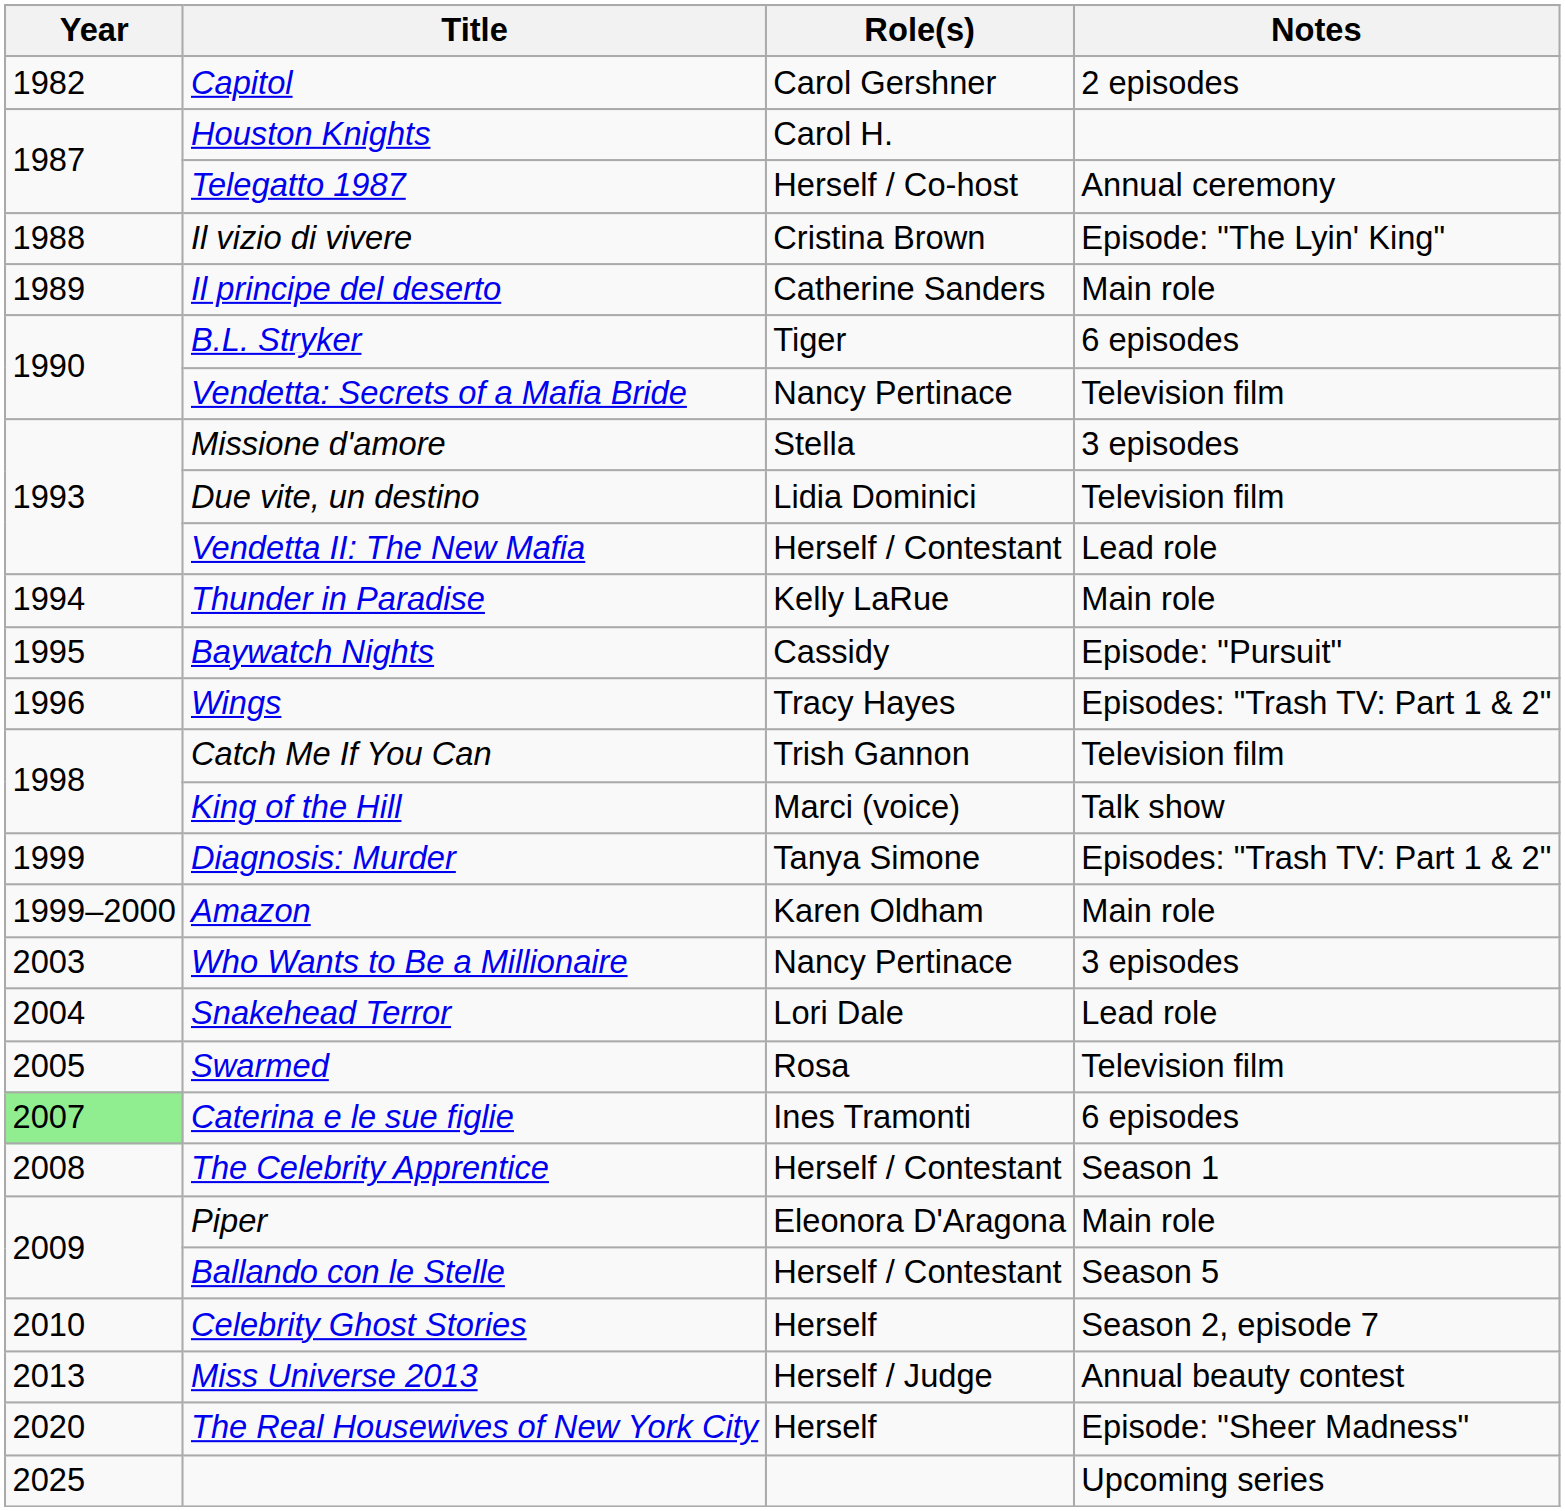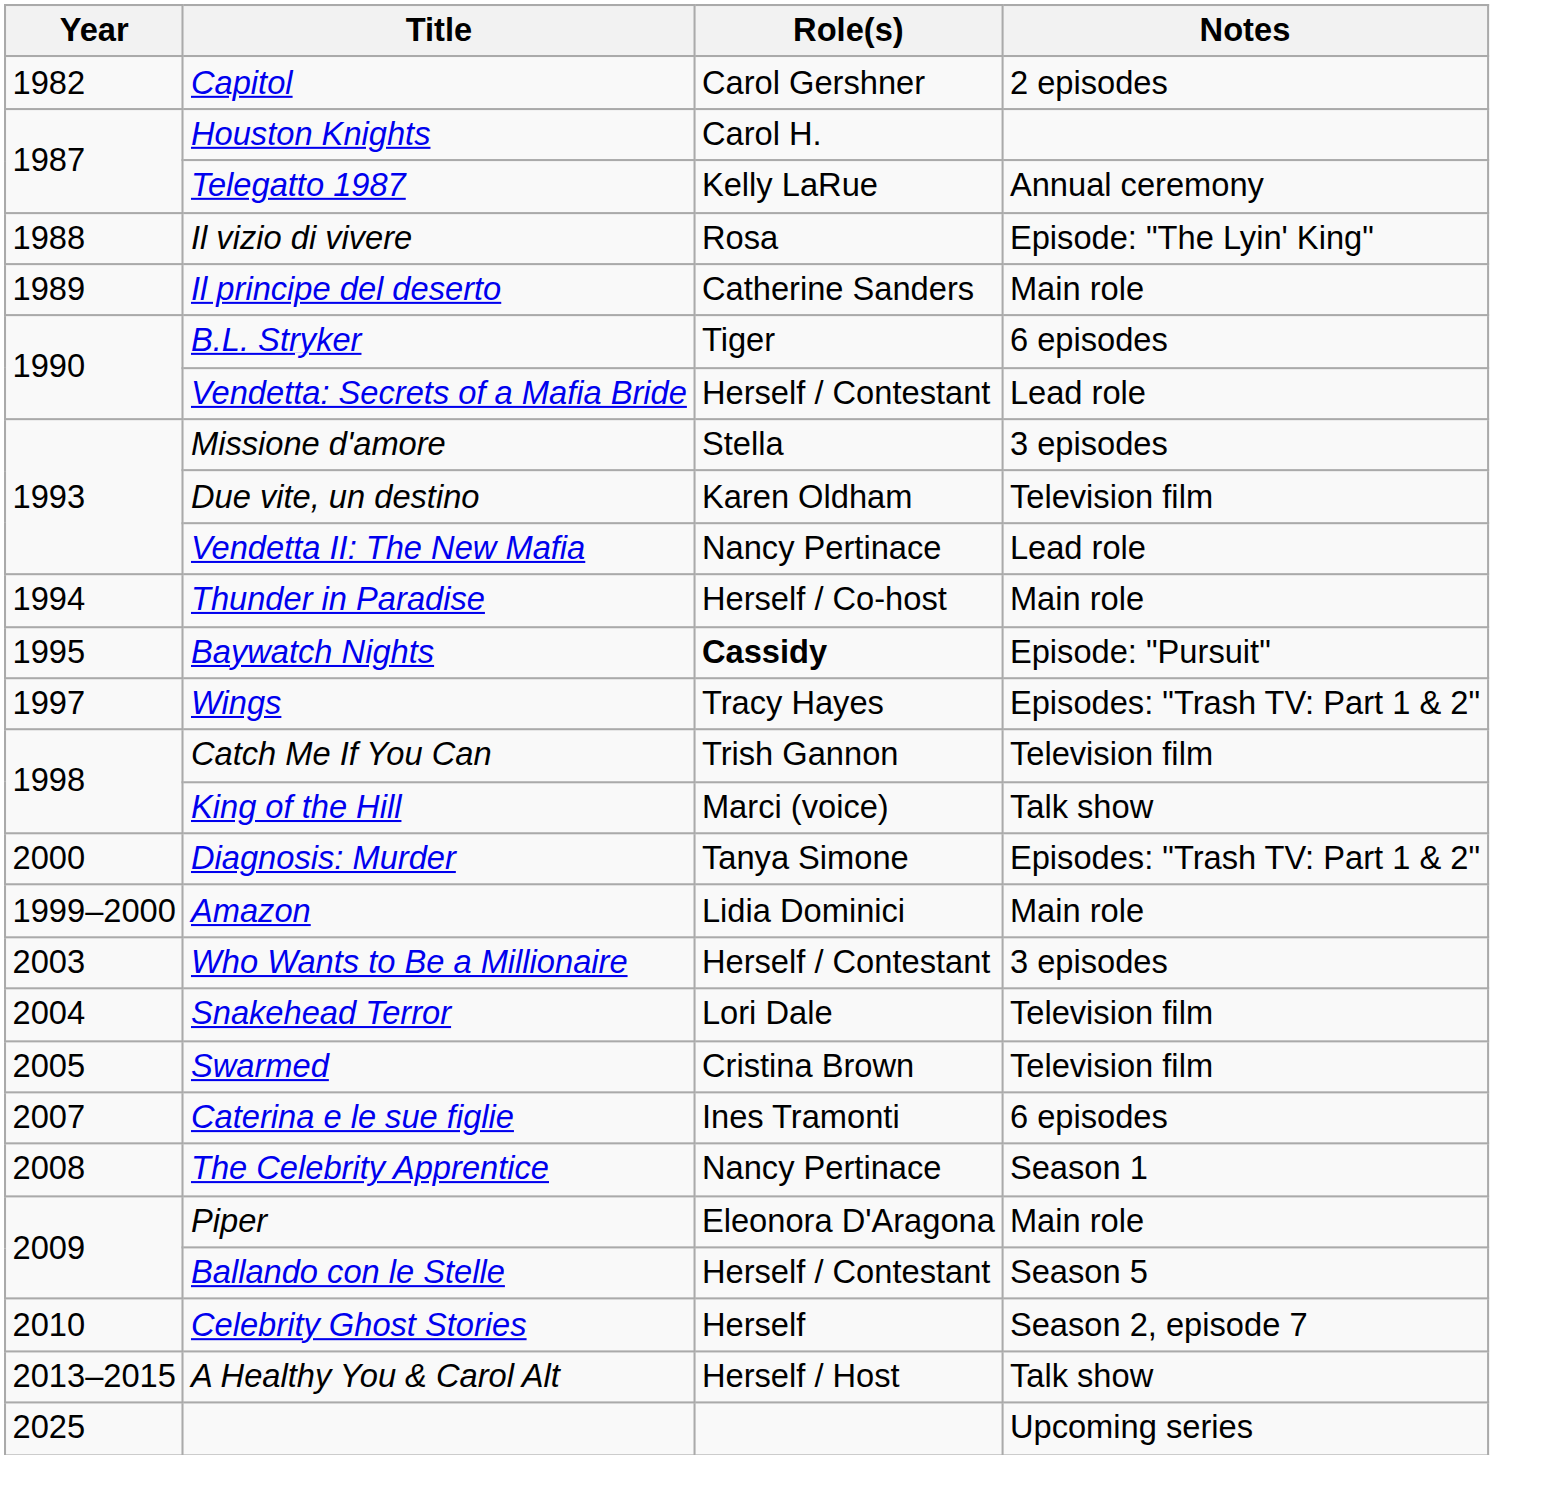(896, 185) Herself / Co-host -> (790, 185) Kelly LaRue
(879, 237) Cristina Brown -> (740, 237) Rosa
(893, 392) Nancy Pertinace -> (846, 392) Herself / Contestant
(1183, 392) Television film -> (1078, 392) Lead role
(875, 496) Lidia Dominici -> (807, 496) Karen Oldham
(917, 548) Herself / Contestant -> (822, 548) Nancy Pertinace
(861, 599) Kelly LaRue -> (824, 599) Herself / Co-host
(831, 651) normal -> (765, 651) bold
(49, 703) 1996 -> (49, 703) 1997
(49, 858) 1999 -> (49, 858) 2000
(878, 910) Karen Oldham -> (804, 910) Lidia Dominici
(893, 962) Nancy Pertinace -> (846, 962) Herself / Contestant
(1149, 1013) Lead role -> (1111, 1013) Television film
(811, 1065) Rosa -> (808, 1065) Cristina Brown
(49, 1117) lightgreen background -> (49, 1117) no background
(917, 1169) Herself / Contestant -> (822, 1169) Nancy Pertinace
- row: (334, 1376)
+ row: (375, 1376)
- row: (475, 1428)
